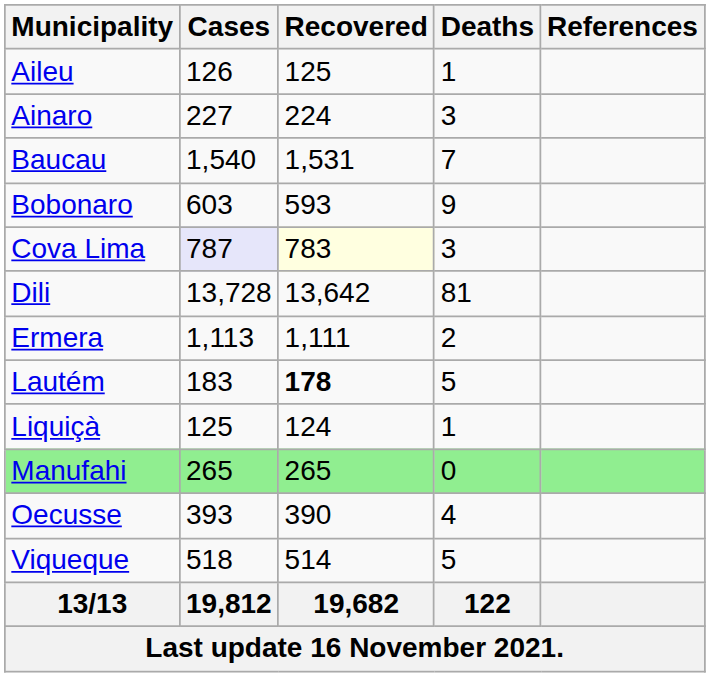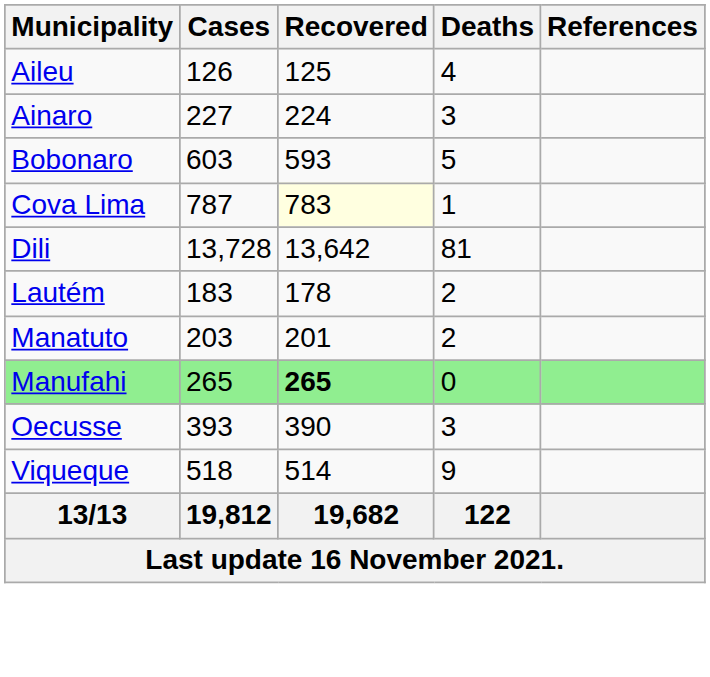(448, 71) 1 -> (448, 71) 4
- row: (59, 159)
(448, 204) 9 -> (448, 159) 5
(209, 248) lavender background -> (209, 204) no background
(448, 248) 3 -> (448, 204) 1
- row: (57, 337)
(308, 381) bold -> (308, 293) normal
(448, 381) 5 -> (448, 293) 2
- row: (56, 426)
+ row: (70, 337)
(308, 470) normal -> (308, 381) bold
(448, 515) 4 -> (448, 426) 3
(448, 559) 5 -> (448, 470) 9
